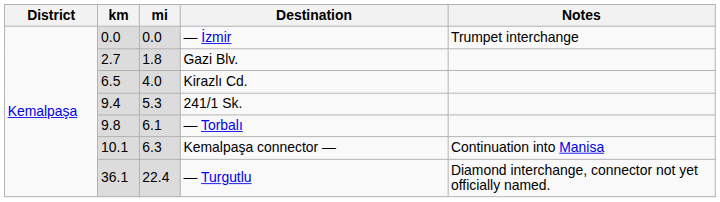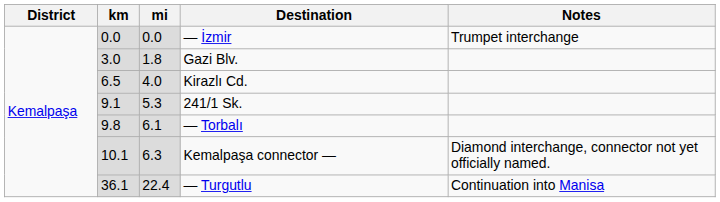(111, 59) 2.7 -> (111, 59) 3.0
(111, 103) 9.4 -> (111, 103) 9.1
(528, 147) Continuation into Manisa -> (574, 155) Diamond interchange, connector not yet officially named.
(574, 177) Diamond interchange, connector not yet officially named. -> (528, 185) Continuation into Manisa
